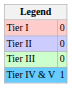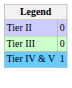- row: (18, 28)
